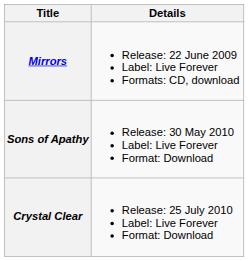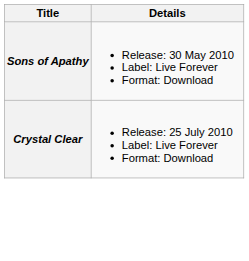- row: (48, 61)
